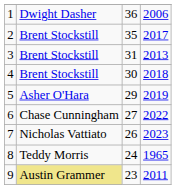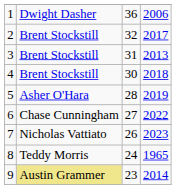(131, 34) 35 -> (131, 34) 32
(131, 94) 29 -> (131, 94) 28
(156, 174) 2011 -> (156, 174) 2014
